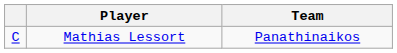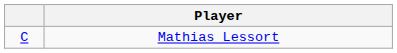- column: (308, 16)
